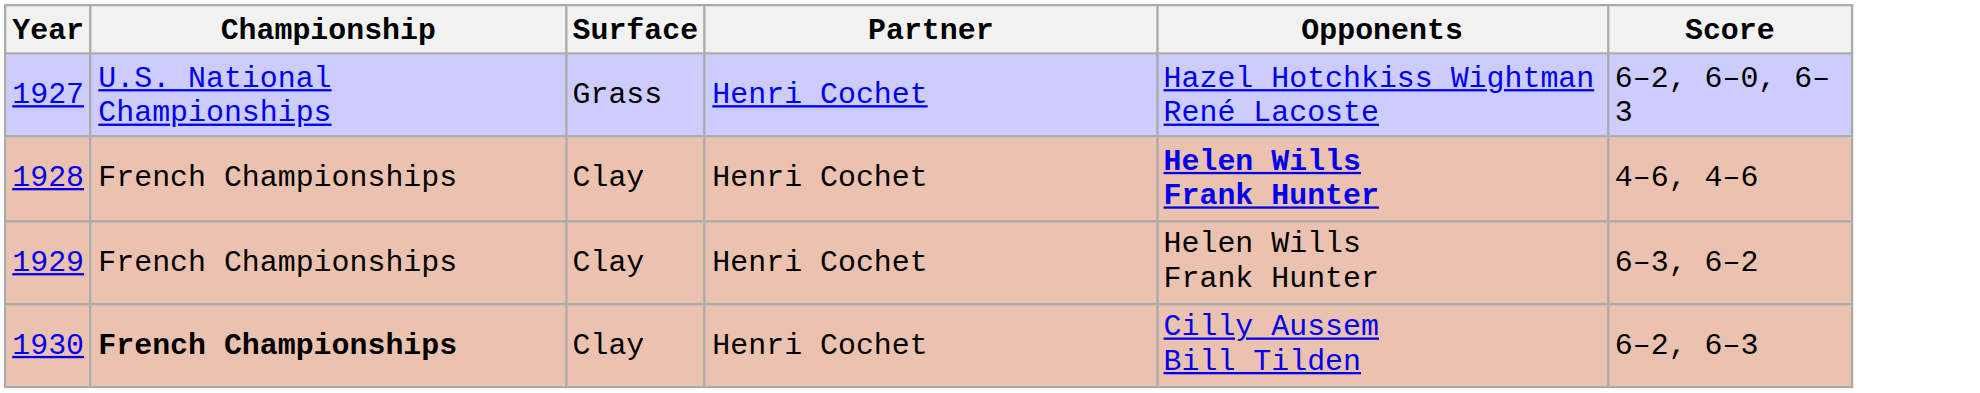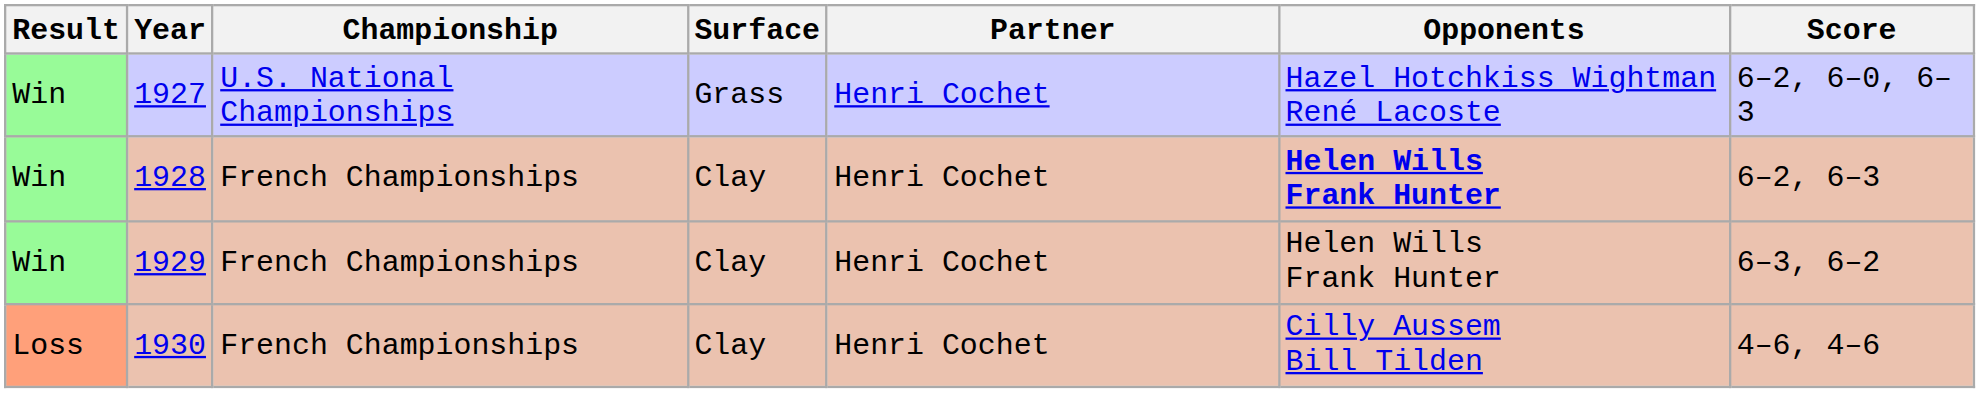+ column: (66, 30)
(1687, 179) 4–6, 4–6 -> (1809, 179) 6–2, 6–3
(278, 345) bold -> (400, 345) normal
(1687, 345) 6–2, 6–3 -> (1809, 345) 4–6, 4–6
